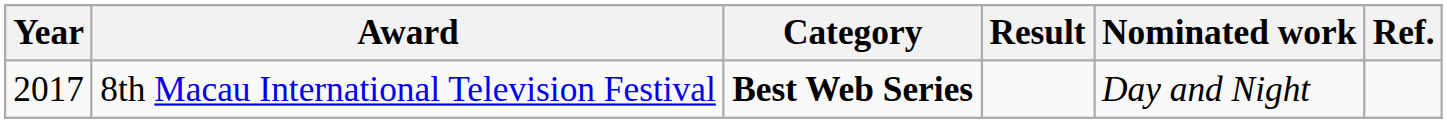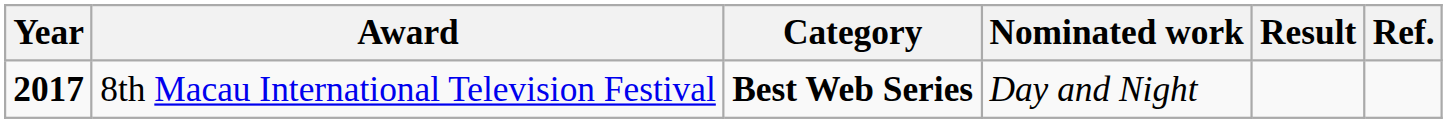columns swapped: (1229, 32) <-> (1038, 32)
(49, 88) normal -> (49, 88) bold
